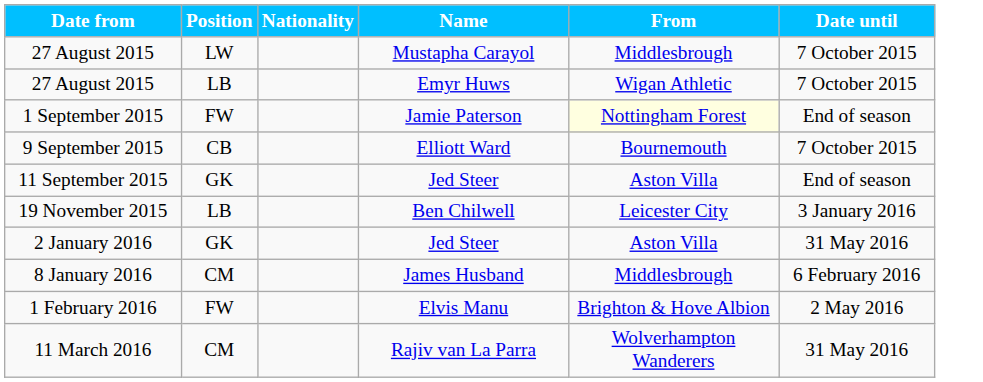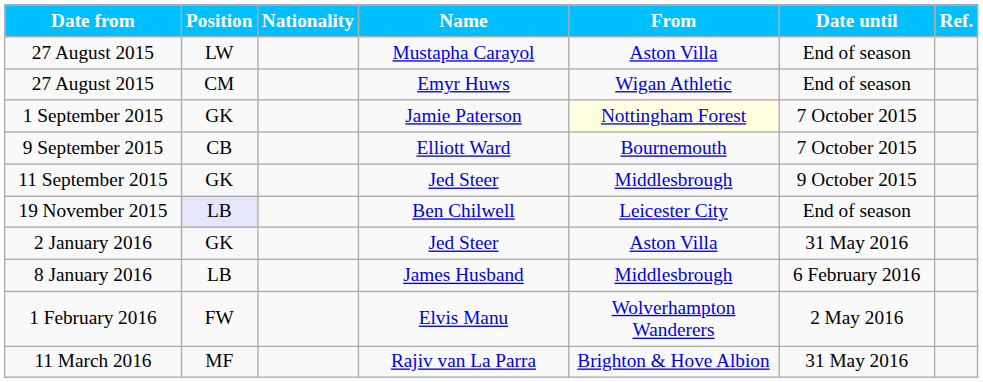+ column: (956, 20)
(674, 52) Middlesbrough -> (674, 52) Aston Villa
(857, 52) 7 October 2015 -> (857, 52) End of season
(219, 84) LB -> (219, 84) CM
(857, 84) 7 October 2015 -> (857, 84) End of season
(219, 116) FW -> (219, 116) GK
(857, 116) End of season -> (857, 116) 7 October 2015
(674, 179) Aston Villa -> (674, 179) Middlesbrough
(857, 179) End of season -> (857, 179) 9 October 2015
(219, 211) no background -> (219, 211) lavender background
(857, 211) 3 January 2016 -> (857, 211) End of season
(219, 275) CM -> (219, 275) LB
(674, 307) Brighton & Hove Albion -> (674, 318) Wolverhampton Wanderers
(219, 350) CM -> (219, 361) MF
(674, 350) Wolverhampton Wanderers -> (674, 361) Brighton & Hove Albion
